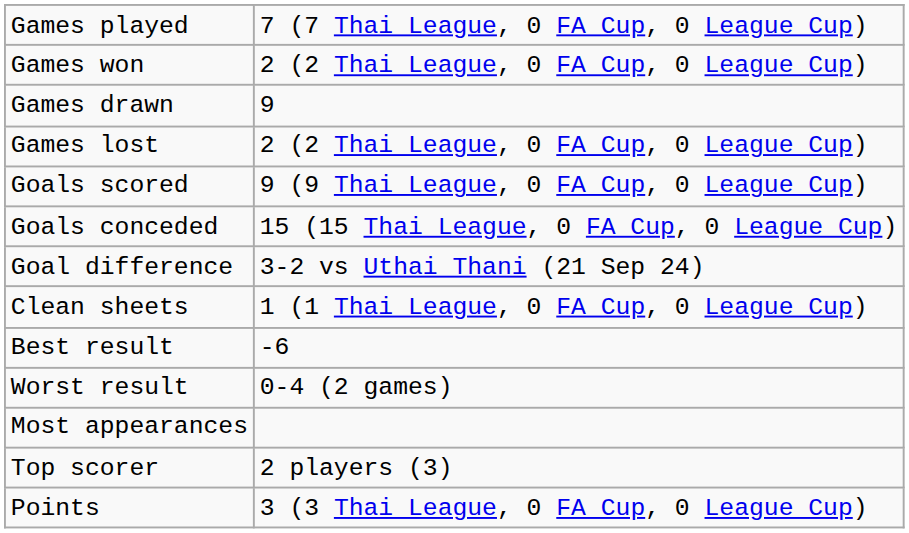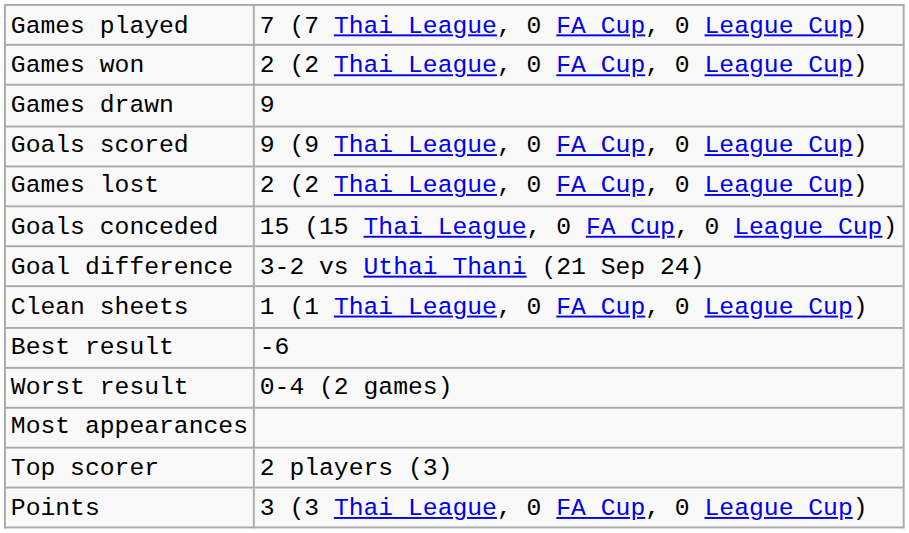rows swapped: (85, 146) <-> (100, 186)
